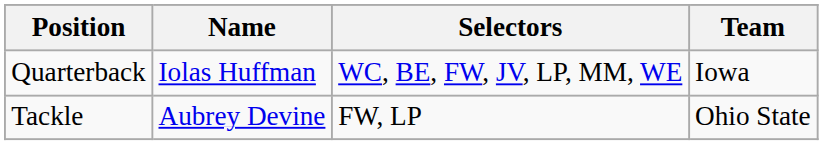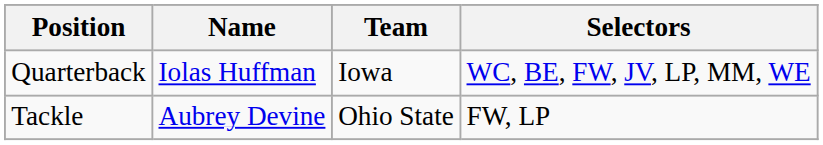columns swapped: (753, 27) <-> (510, 27)
